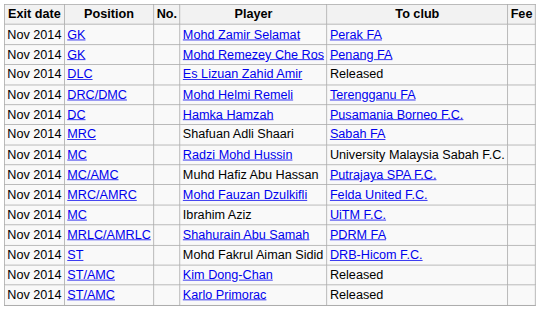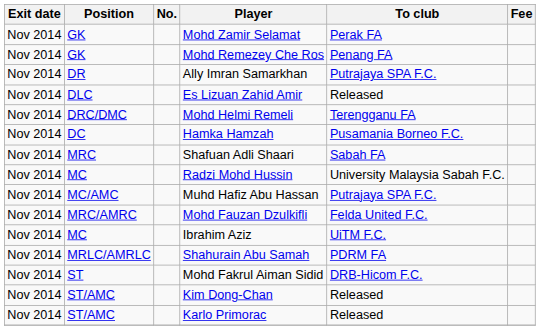+ row: (245, 74)
